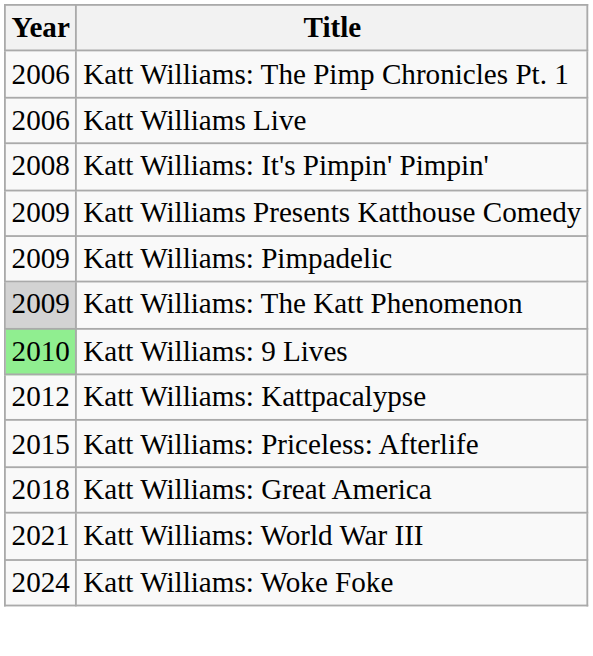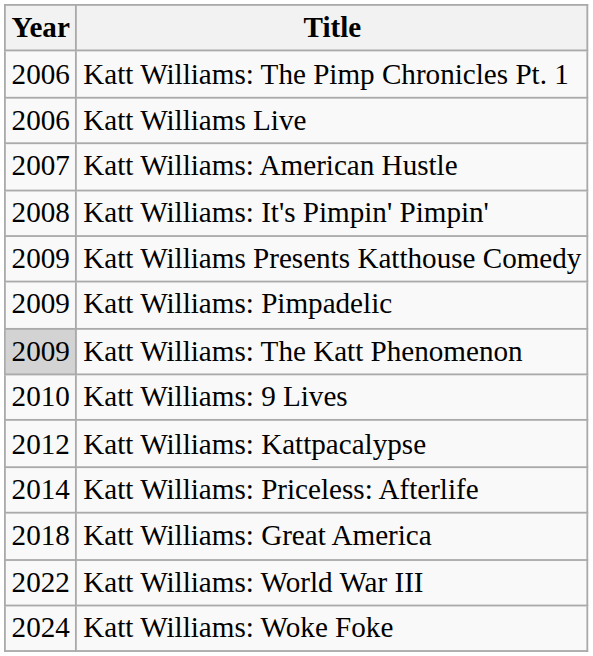+ row: (270, 166)
(41, 350) lightgreen background -> (41, 397) no background
(41, 443) 2015 -> (41, 489) 2014
(41, 535) 2021 -> (41, 581) 2022
